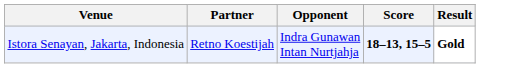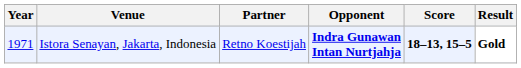+ column: (20, 15)
(320, 44) normal -> (356, 44) bold
